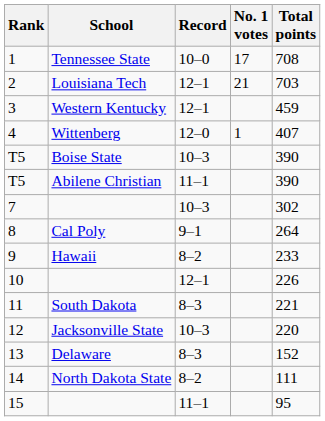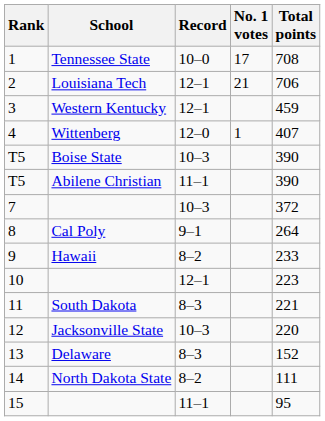(287, 83) 703 -> (287, 83) 706
(287, 206) 302 -> (287, 206) 372
(287, 280) 226 -> (287, 280) 223
